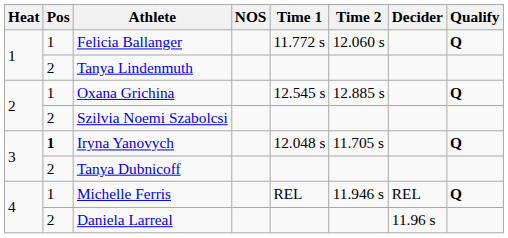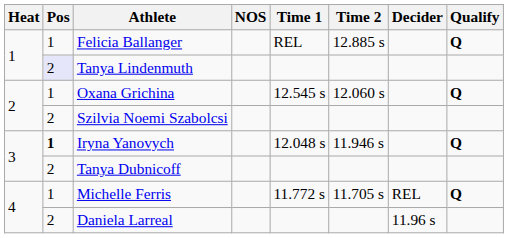(299, 42) 11.772 s -> (288, 42) REL
(359, 42) 12.060 s -> (359, 42) 12.885 s
(51, 67) no background -> (51, 67) lavender background
(359, 93) 12.885 s -> (359, 93) 12.060 s
(358, 143) 11.705 s -> (358, 143) 11.946 s
(288, 194) REL -> (299, 194) 11.772 s
(358, 194) 11.946 s -> (358, 194) 11.705 s
